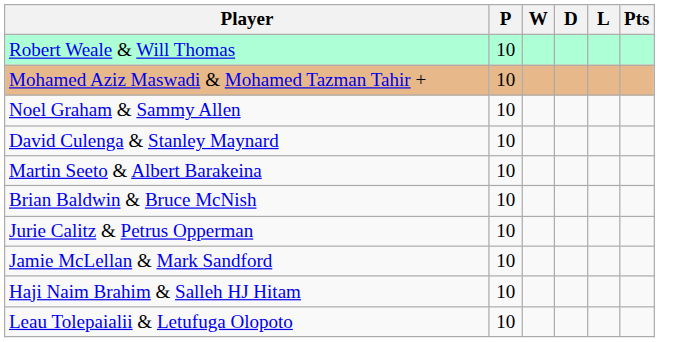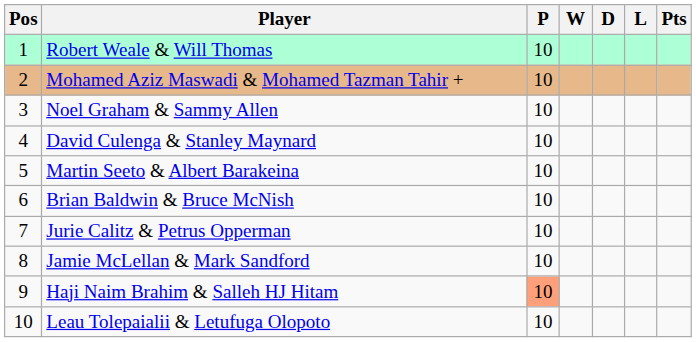+ column: (23, 19)
(506, 291) no background -> (543, 291) lightsalmon background
